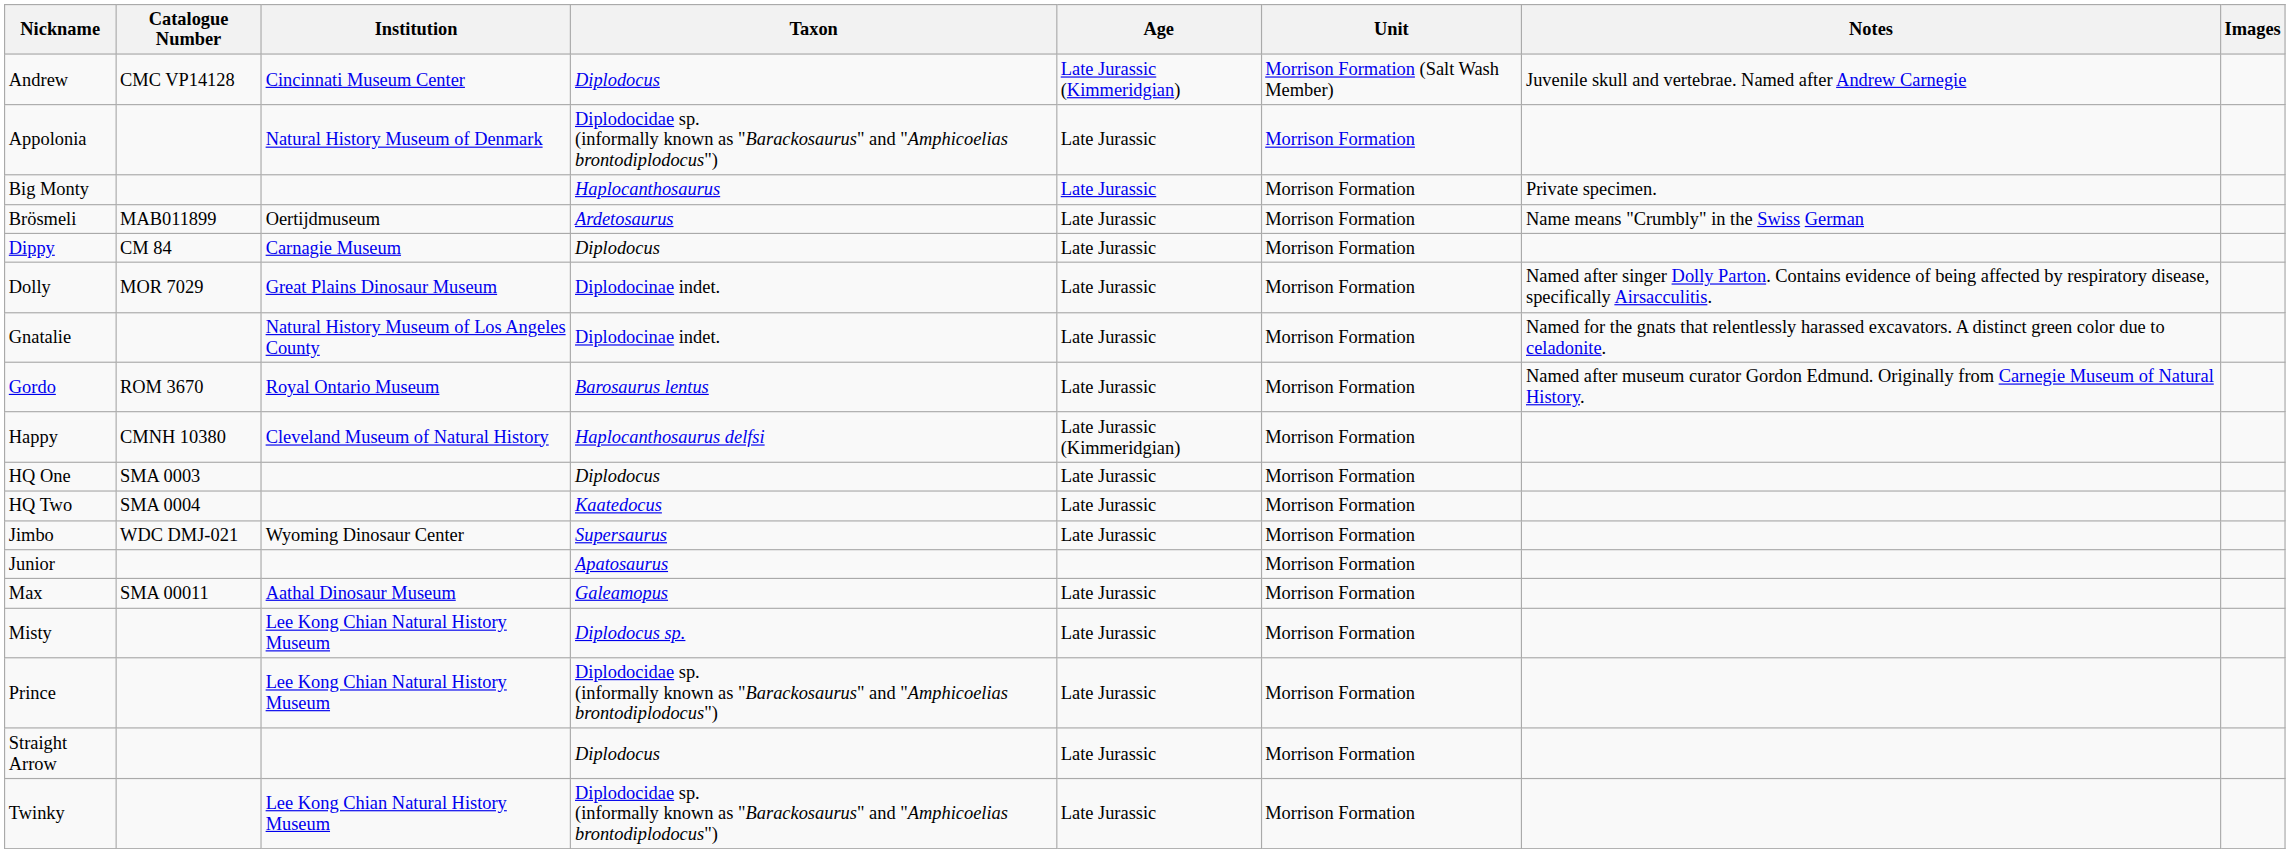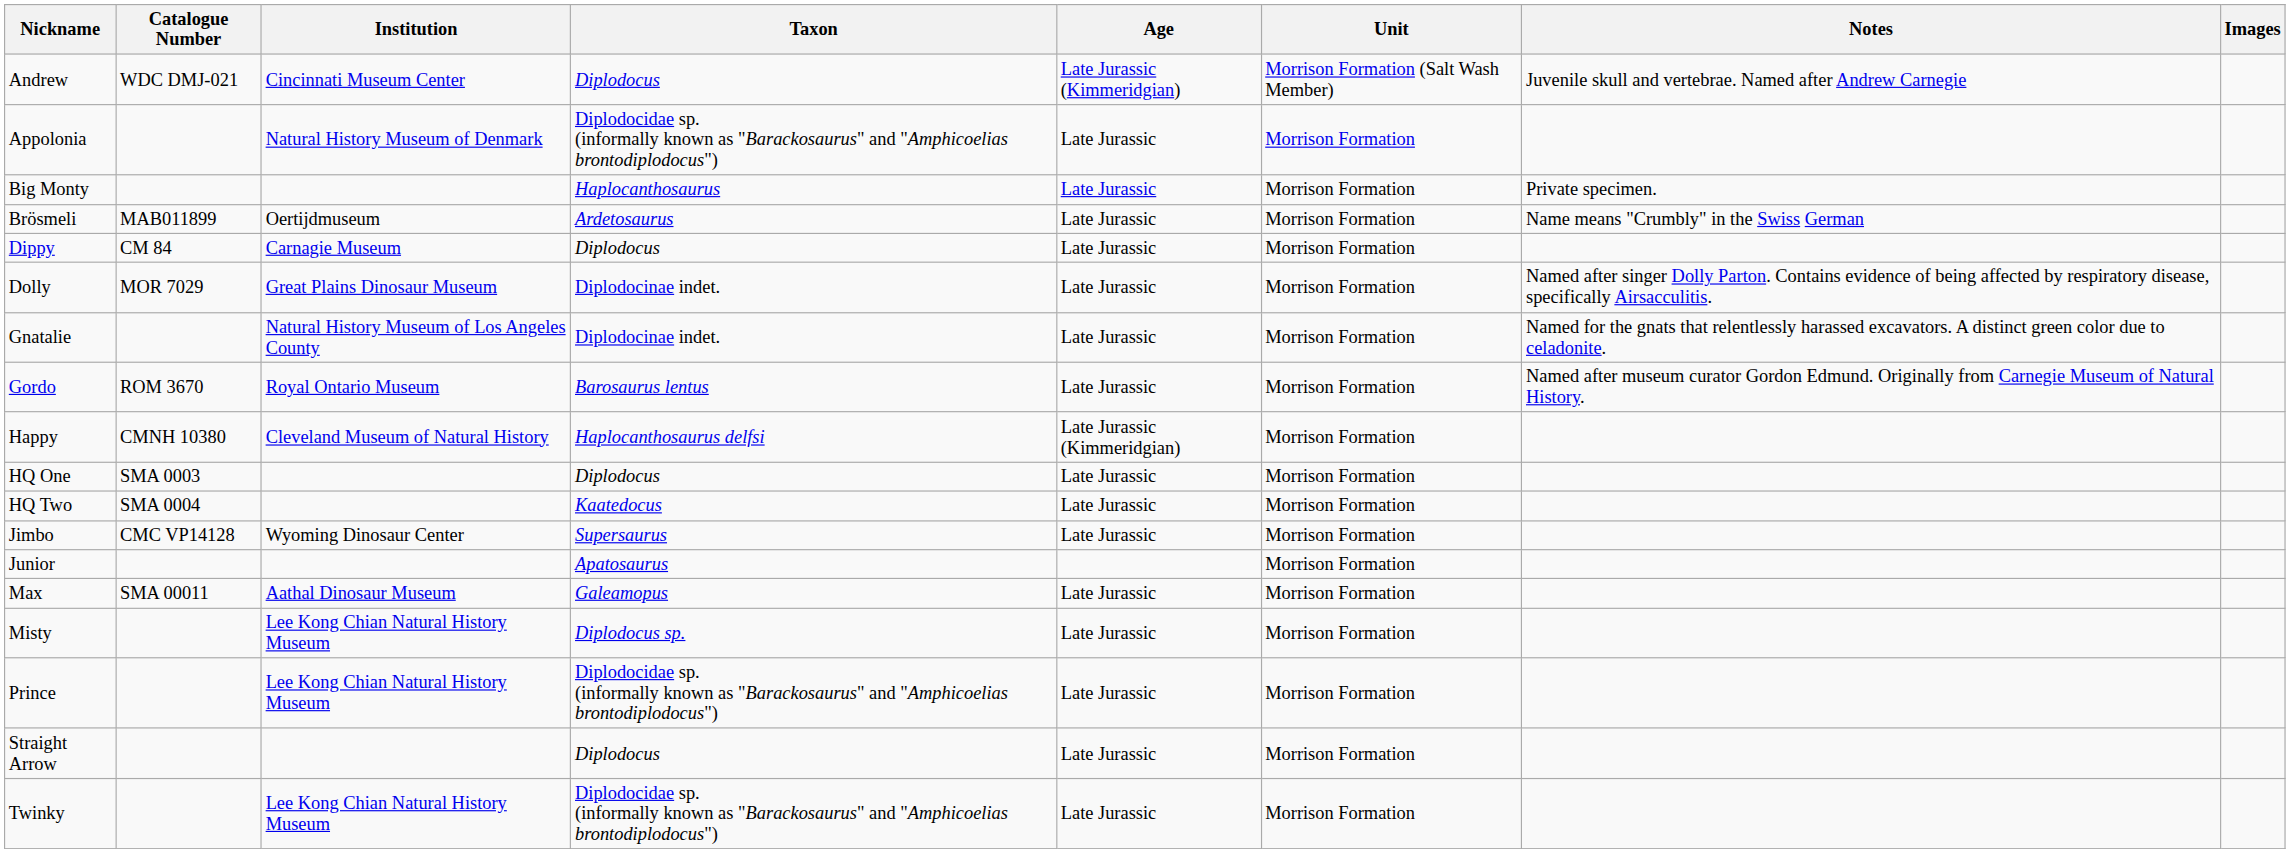(177, 79) CMC VP14128 -> (179, 79) WDC DMJ-021
(179, 534) WDC DMJ-021 -> (177, 534) CMC VP14128
